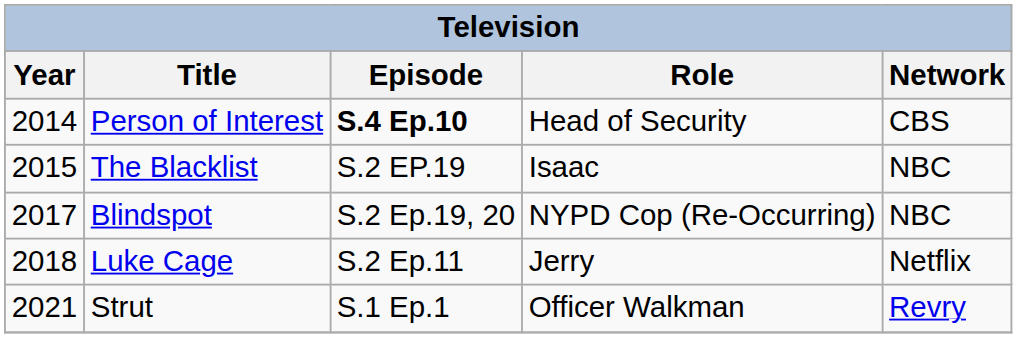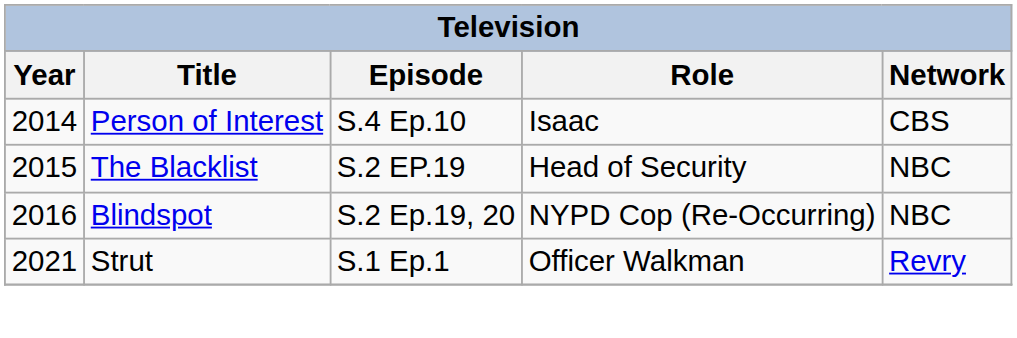(402, 121) bold -> (401, 121) normal
(638, 121) Head of Security -> (564, 121) Isaac
(564, 167) Isaac -> (638, 167) Head of Security
(44, 214) 2017 -> (44, 214) 2016
- row: (162, 261)
